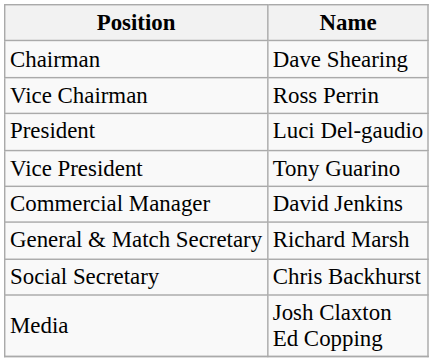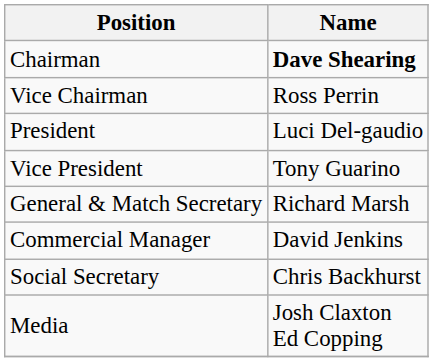(340, 58) normal -> (344, 58) bold
rows swapped: (136, 240) <-> (110, 204)
